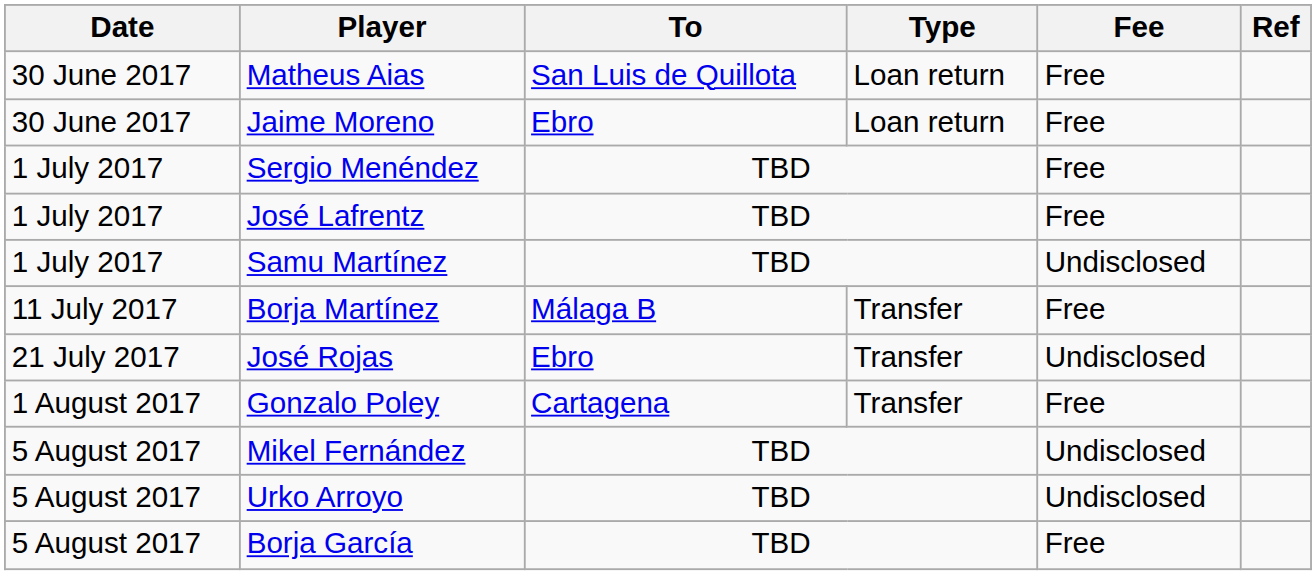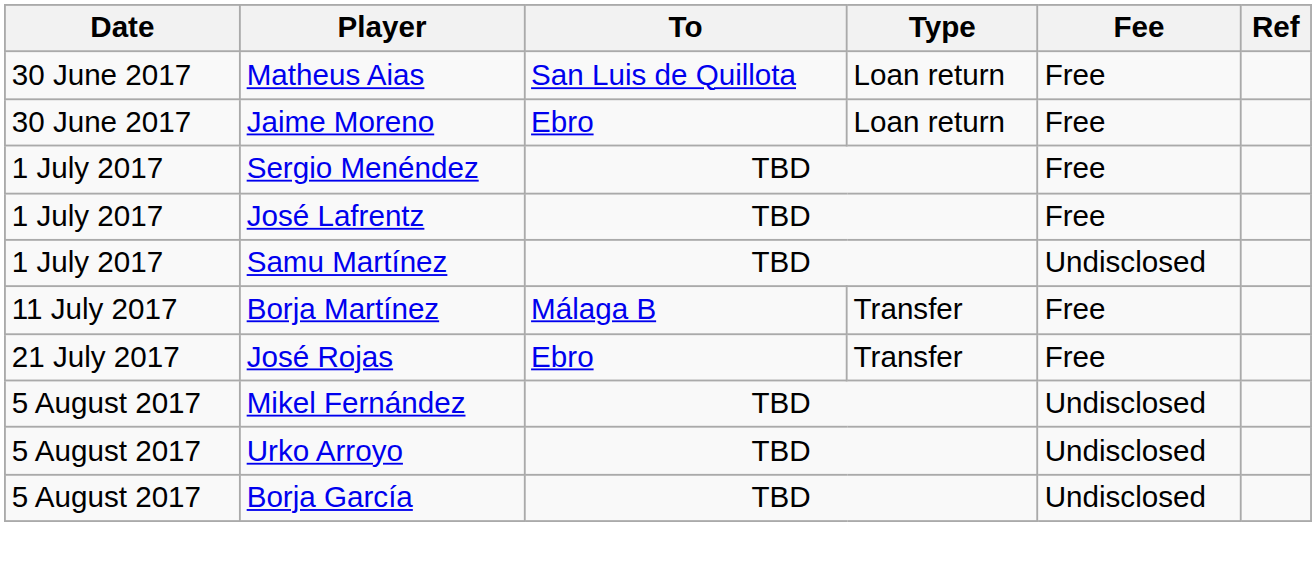(1125, 356) Undisclosed -> (1075, 356) Free
- row: (343, 403)
(1075, 544) Free -> (1125, 497) Undisclosed
